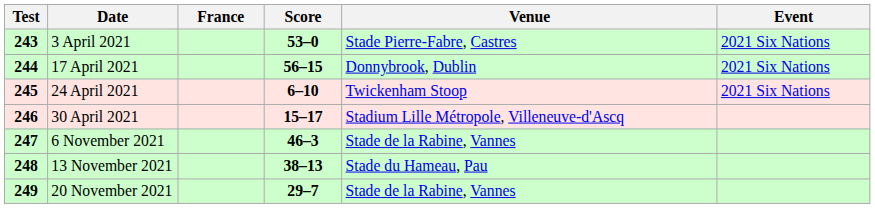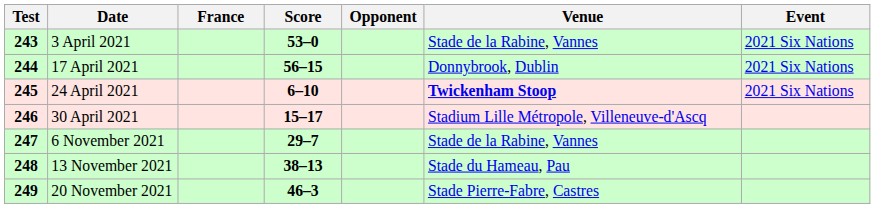+ column: (383, 16)
(431, 41) Stade Pierre-Fabre, Castres -> (513, 41) Stade de la Rabine, Vannes
(406, 91) normal -> (492, 91) bold
(303, 141) 46–3 -> (303, 141) 29–7
(303, 191) 29–7 -> (303, 191) 46–3
(431, 191) Stade de la Rabine, Vannes -> (514, 191) Stade Pierre-Fabre, Castres
